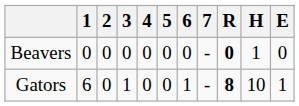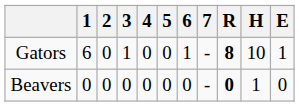rows swapped: (41, 85) <-> (41, 53)
